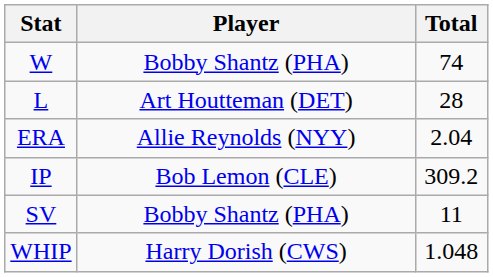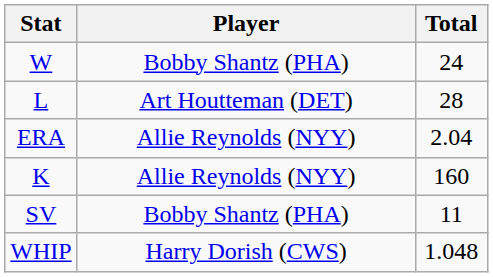(451, 61) 74 -> (451, 61) 24
+ row: (41, 175)
- row: (41, 175)
